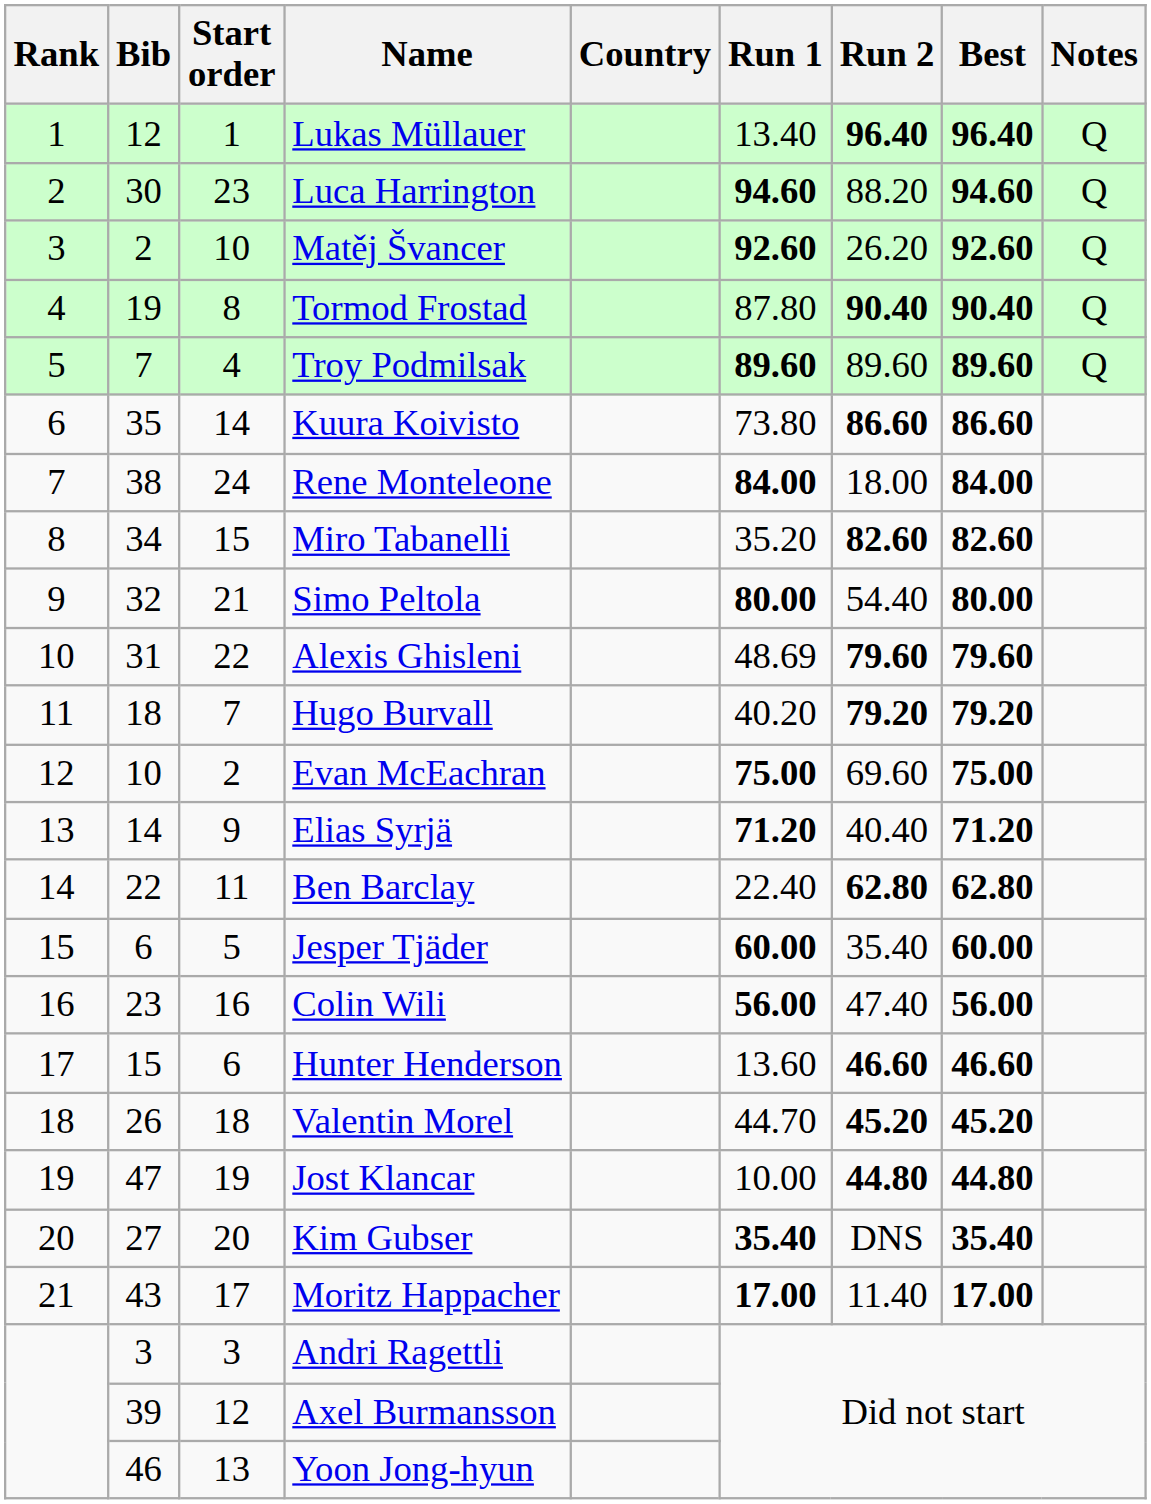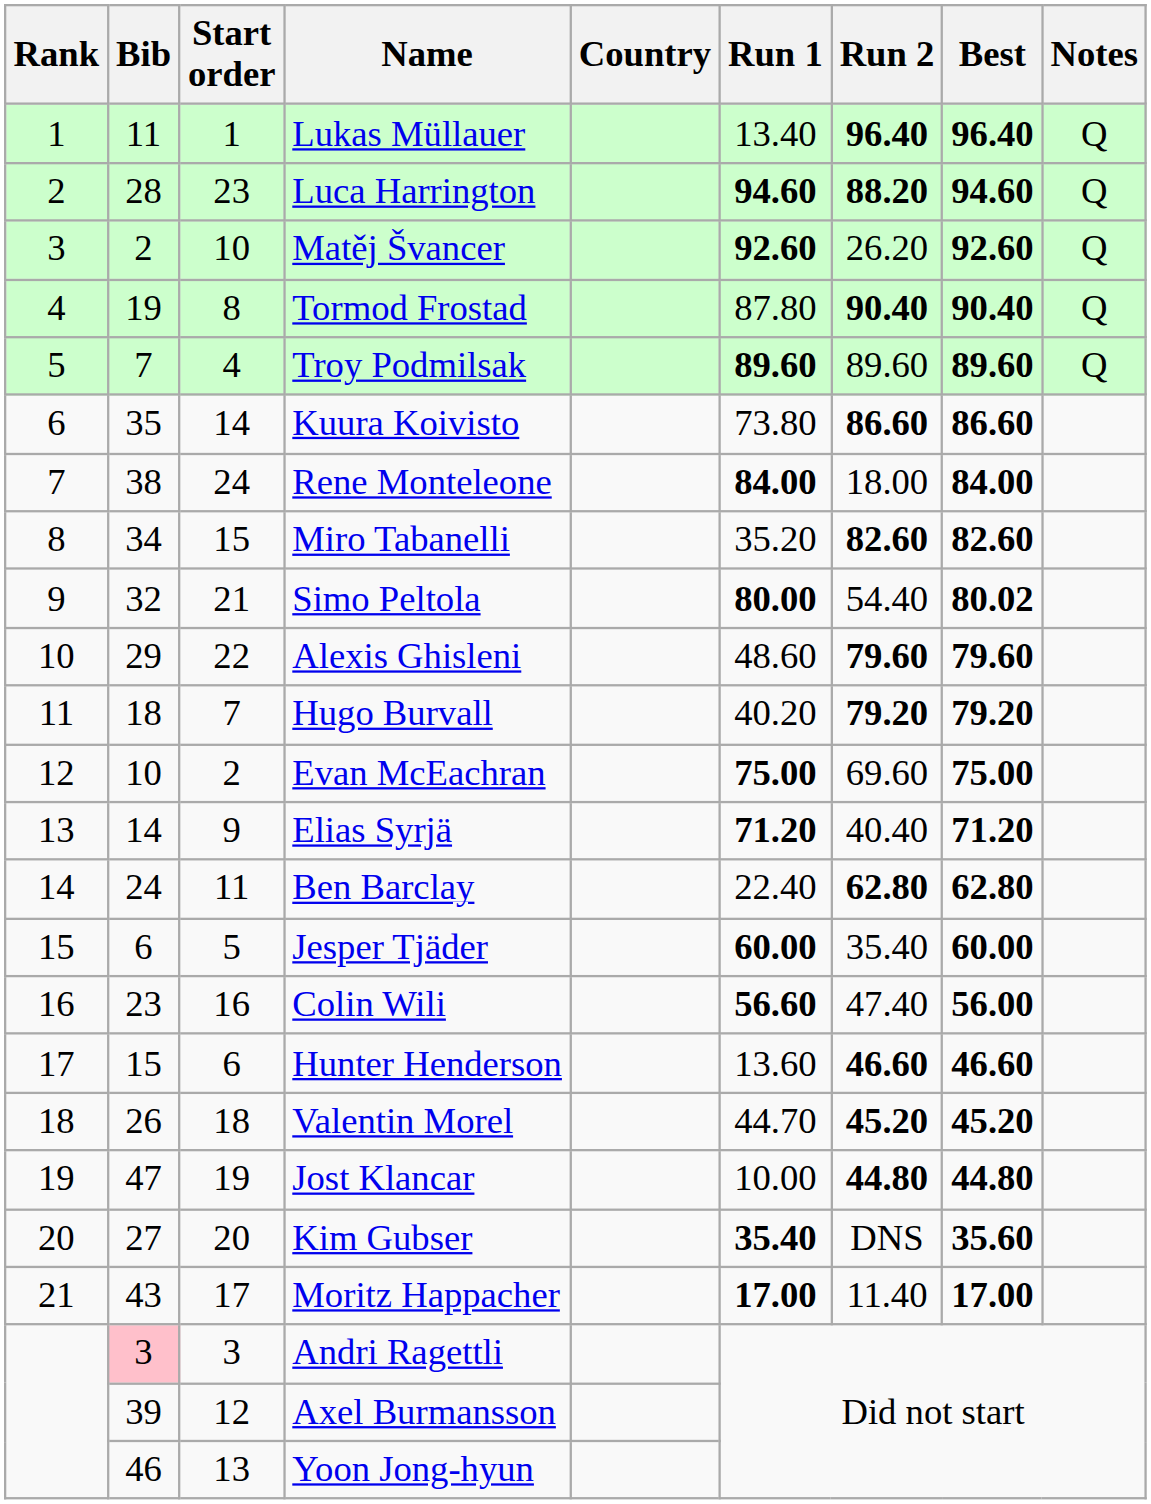(144, 132) 12 -> (144, 132) 11
(144, 190) 30 -> (144, 190) 28
(887, 190) normal -> (887, 190) bold
(992, 597) 80.00 -> (992, 597) 80.02
(144, 655) 31 -> (144, 655) 29
(775, 655) 48.69 -> (775, 655) 48.60
(144, 888) 22 -> (144, 888) 24
(775, 1004) 56.00 -> (775, 1004) 56.60
(992, 1236) 35.40 -> (992, 1236) 35.60
(144, 1353) no background -> (144, 1353) pink background
